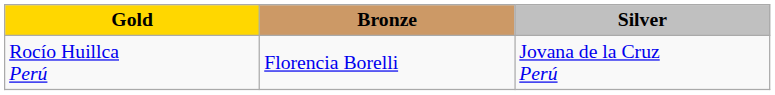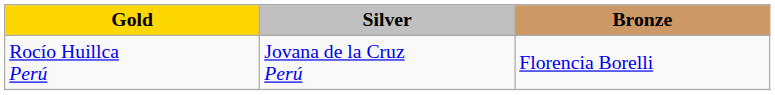columns swapped: (642, 20) <-> (387, 20)
